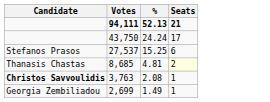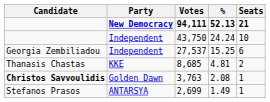+ column: (141, 11)
(176, 38) 17 -> (244, 38) 10
(43, 51) Stefanos Prasos -> (53, 51) Georgia Zembiliadou
(173, 64) lightyellow background -> (241, 64) no background
(53, 91) Georgia Zembiliadou -> (43, 91) Stefanos Prasos
